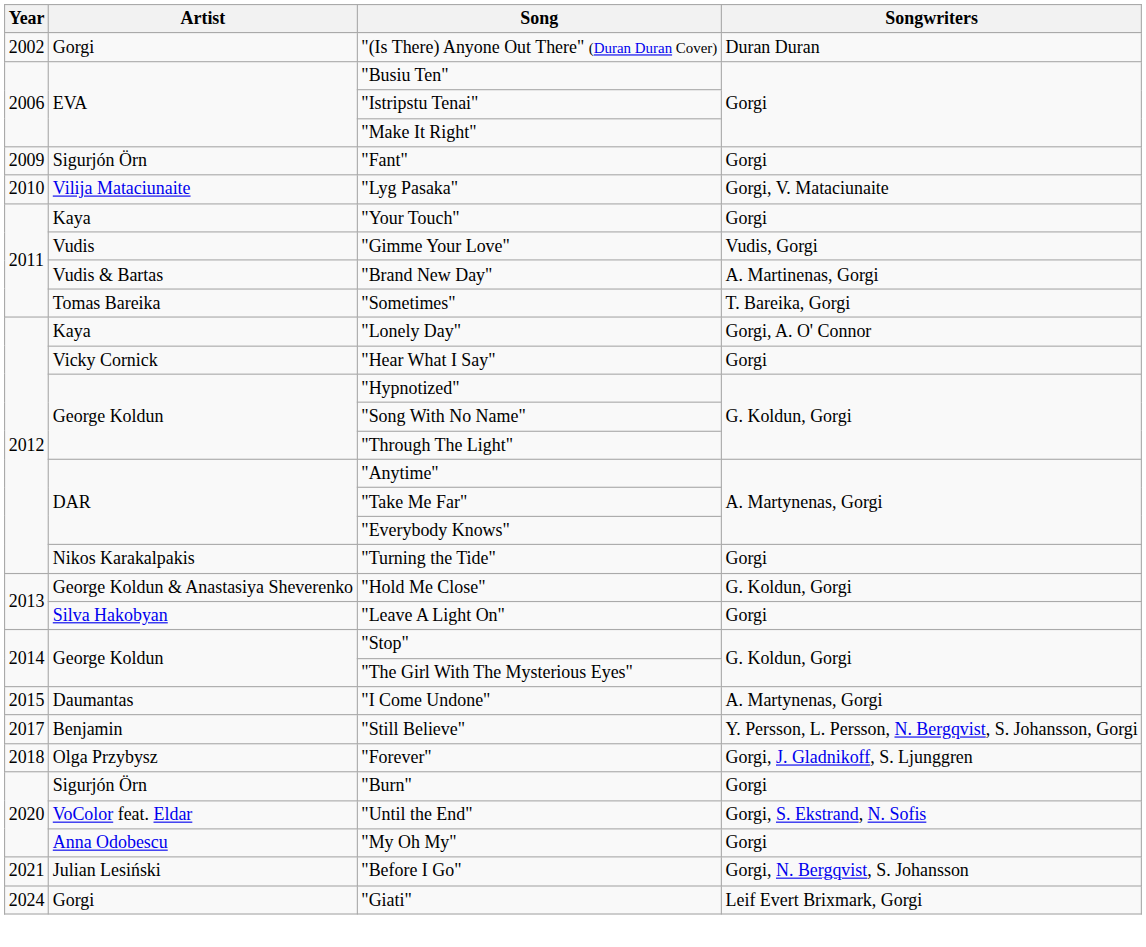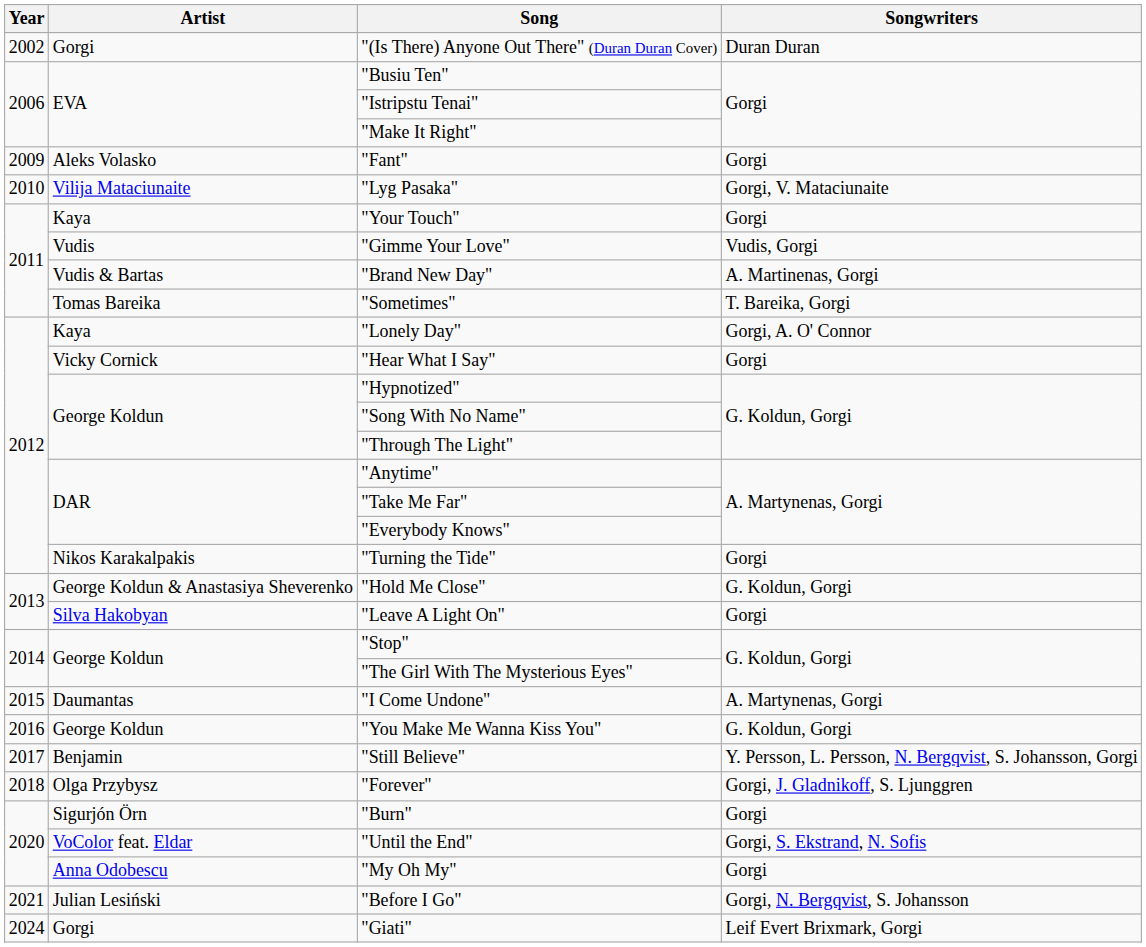(100, 160) Sigurjón Örn -> (104, 160) Aleks Volasko
+ row: (481, 729)
